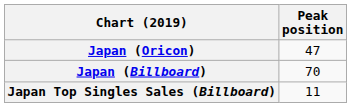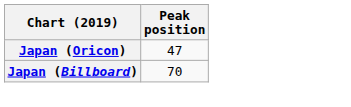- row: (142, 92)
